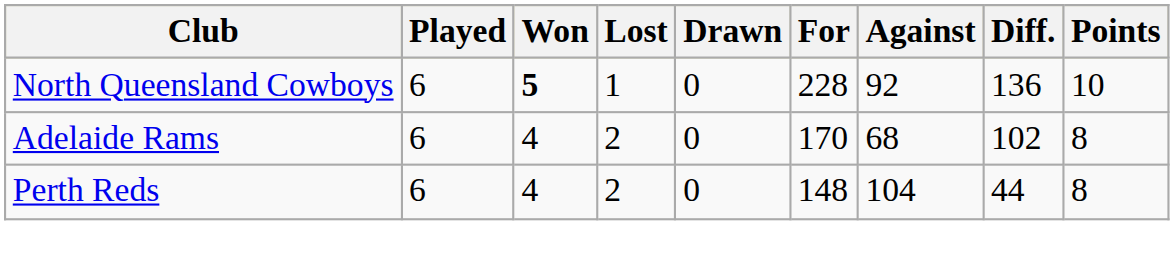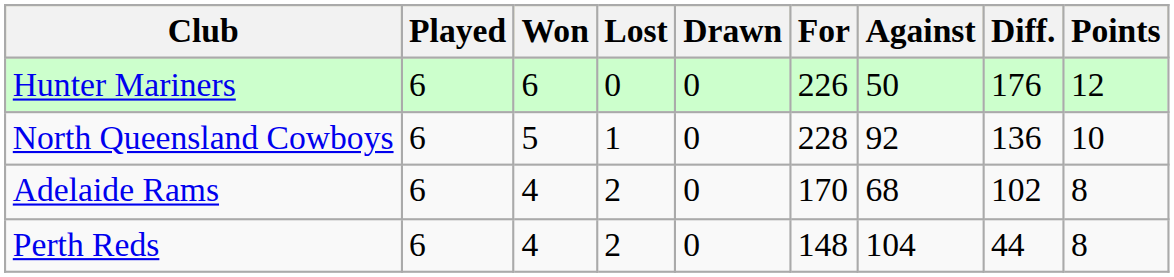+ row: (124, 84)
(530, 84) bold -> (530, 137) normal
